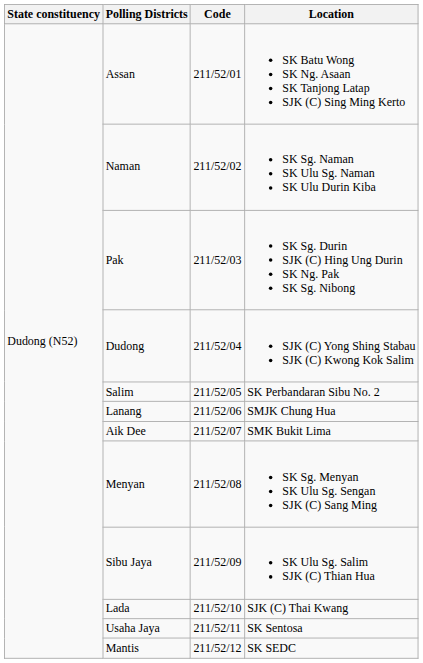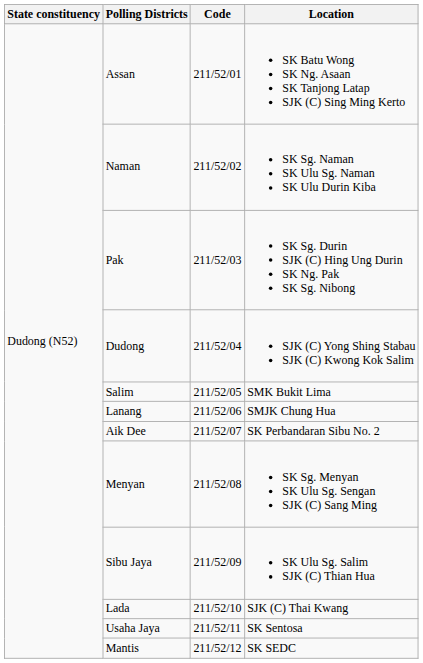(313, 391) SK Perbandaran Sibu No. 2 -> (289, 391) SMK Bukit Lima
(289, 430) SMK Bukit Lima -> (313, 430) SK Perbandaran Sibu No. 2
